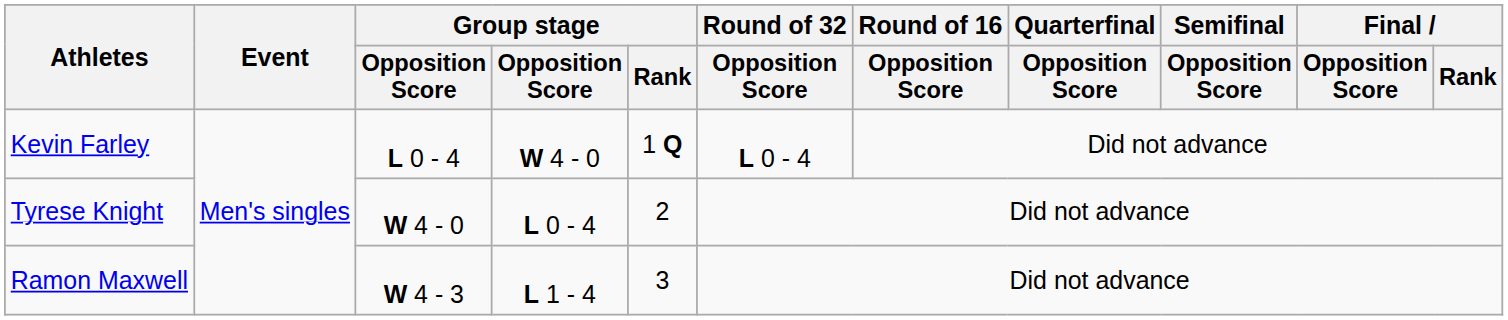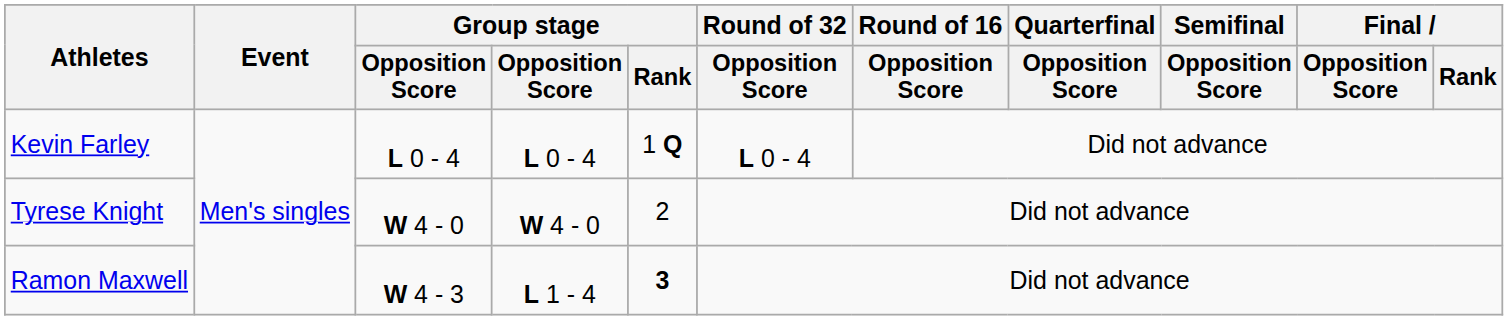(560, 158) W 4 - 0 -> (560, 158) L 0 - 4
(560, 226) L 0 - 4 -> (560, 226) W 4 - 0
(662, 280) normal -> (662, 280) bold
